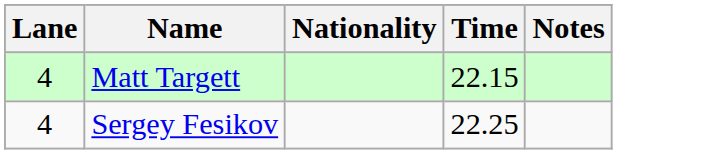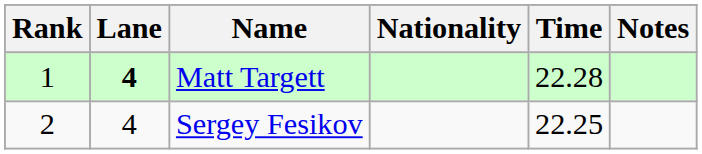+ column: (47, 28)
(45, 76) normal -> (129, 76) bold
(485, 76) 22.15 -> (569, 76) 22.28
